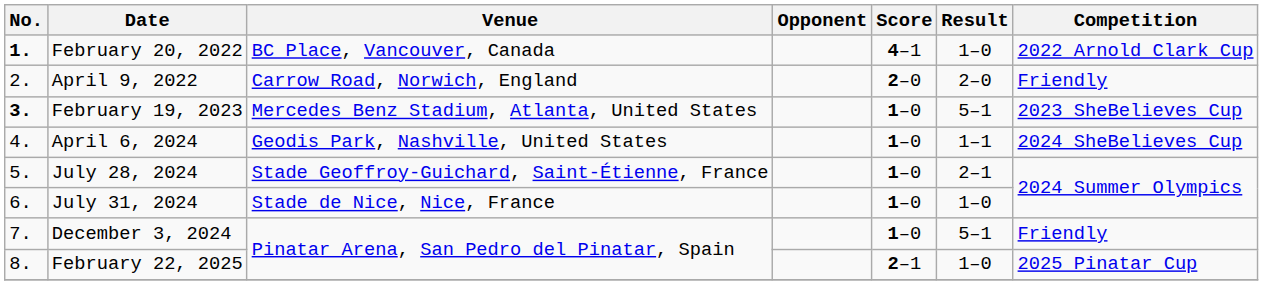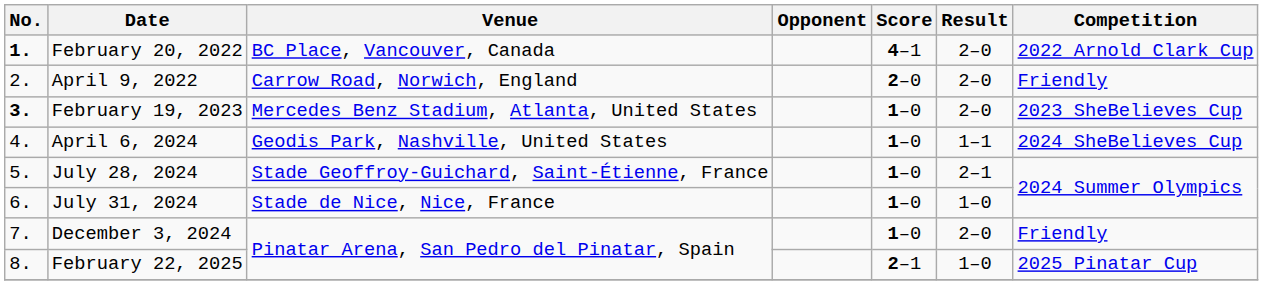(975, 50) 1–0 -> (975, 50) 2–0
(975, 112) 5–1 -> (975, 112) 2–0
(975, 234) 5–1 -> (975, 234) 2–0
